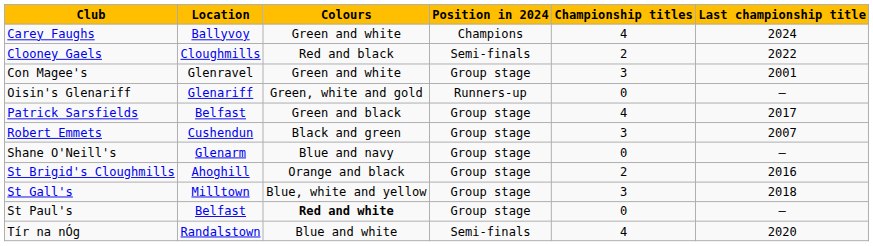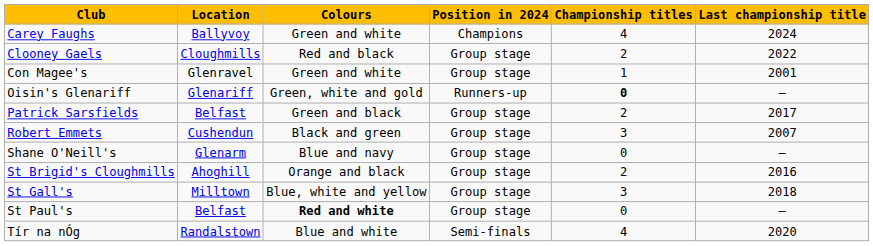(490, 54) Semi-finals -> (490, 54) Group stage
(624, 73) 3 -> (624, 73) 1
(624, 93) normal -> (624, 93) bold
(624, 113) 4 -> (624, 113) 2
